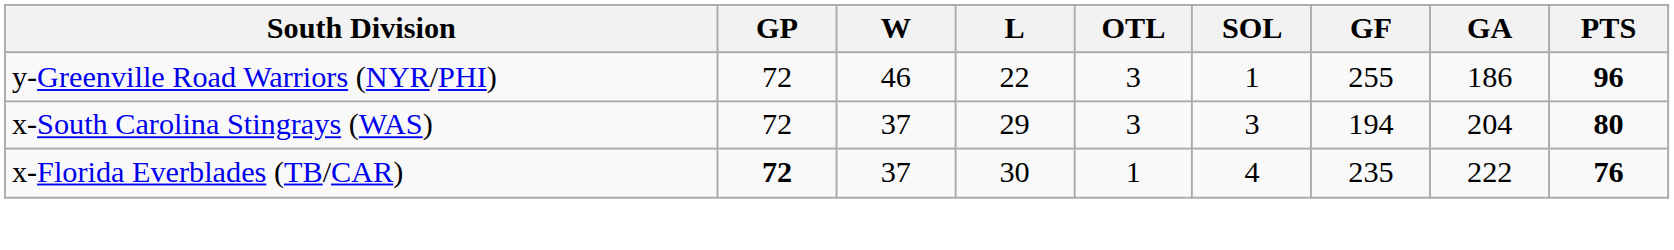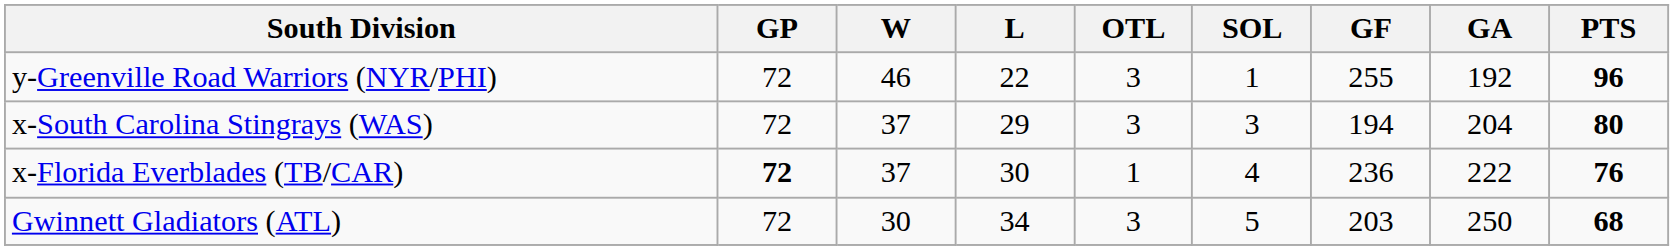(1490, 76) 186 -> (1490, 76) 192
(1371, 172) 235 -> (1371, 172) 236
+ row: (177, 220)
